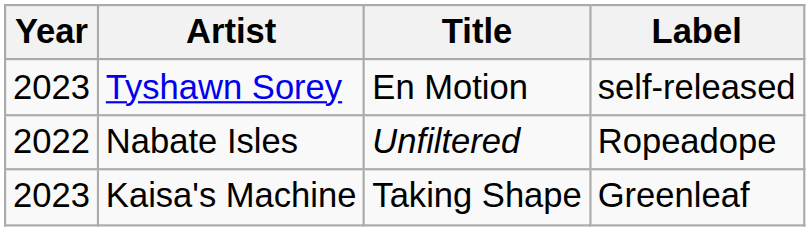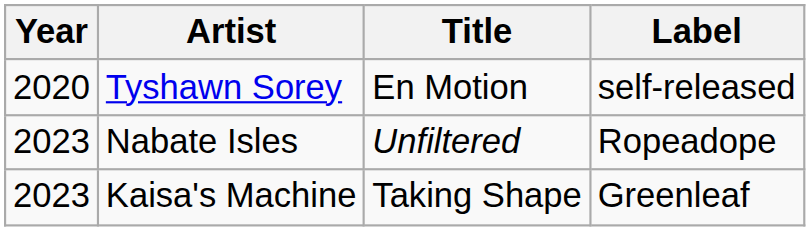(51, 86) 2023 -> (51, 86) 2020
(51, 141) 2022 -> (51, 141) 2023
